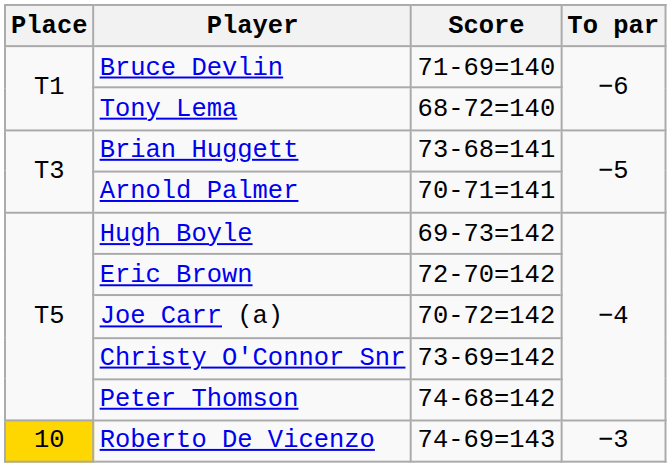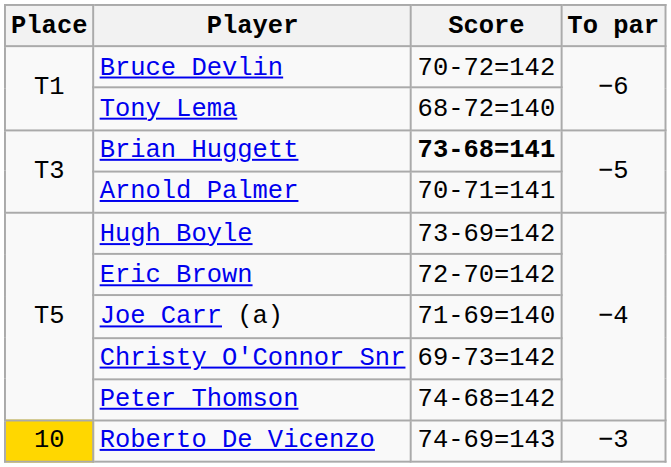(486, 67) 71-69=140 -> (486, 67) 70-72=142
(486, 150) normal -> (486, 150) bold
(486, 233) 69-73=142 -> (486, 233) 73-69=142
(486, 316) 70-72=142 -> (486, 316) 71-69=140
(486, 358) 73-69=142 -> (486, 358) 69-73=142
